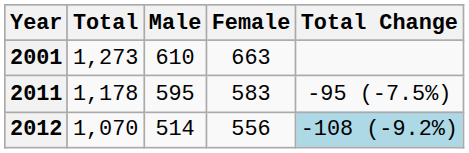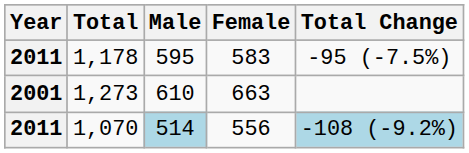rows swapped: (106, 58) <-> (106, 94)
(36, 129) 2012 -> (36, 129) 2011
(175, 129) no background -> (175, 129) lightblue background
